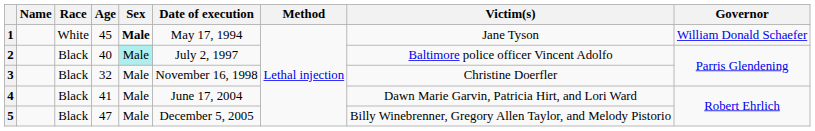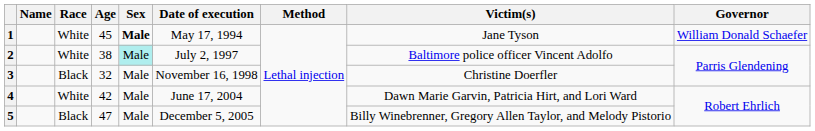(73, 55) Black -> (73, 55) White
(105, 55) 40 -> (105, 55) 38
(73, 95) Black -> (73, 95) White
(105, 95) 41 -> (105, 95) 42
